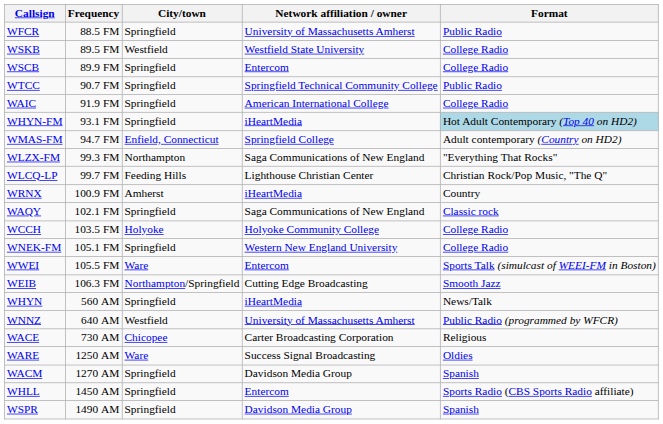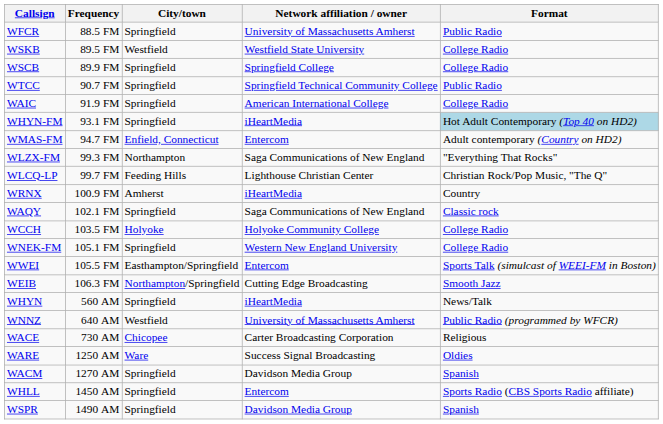(267, 67) Entercom -> (289, 67) Springfield College
(289, 139) Springfield College -> (267, 139) Entercom
(136, 265) Ware -> (181, 265) Easthampton/Springfield
